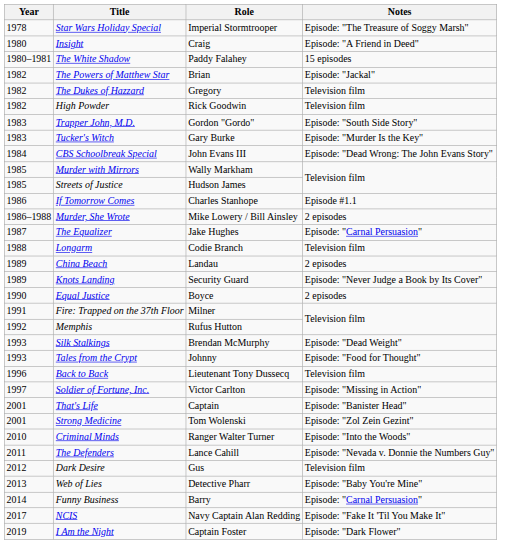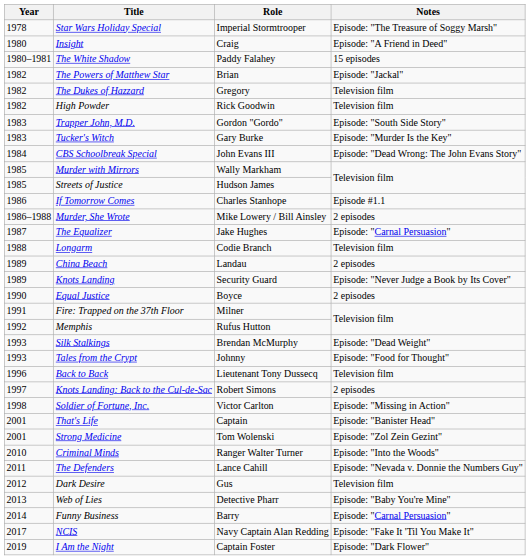+ row: (134, 389)
(17, 389) 1997 -> (17, 405) 1998
